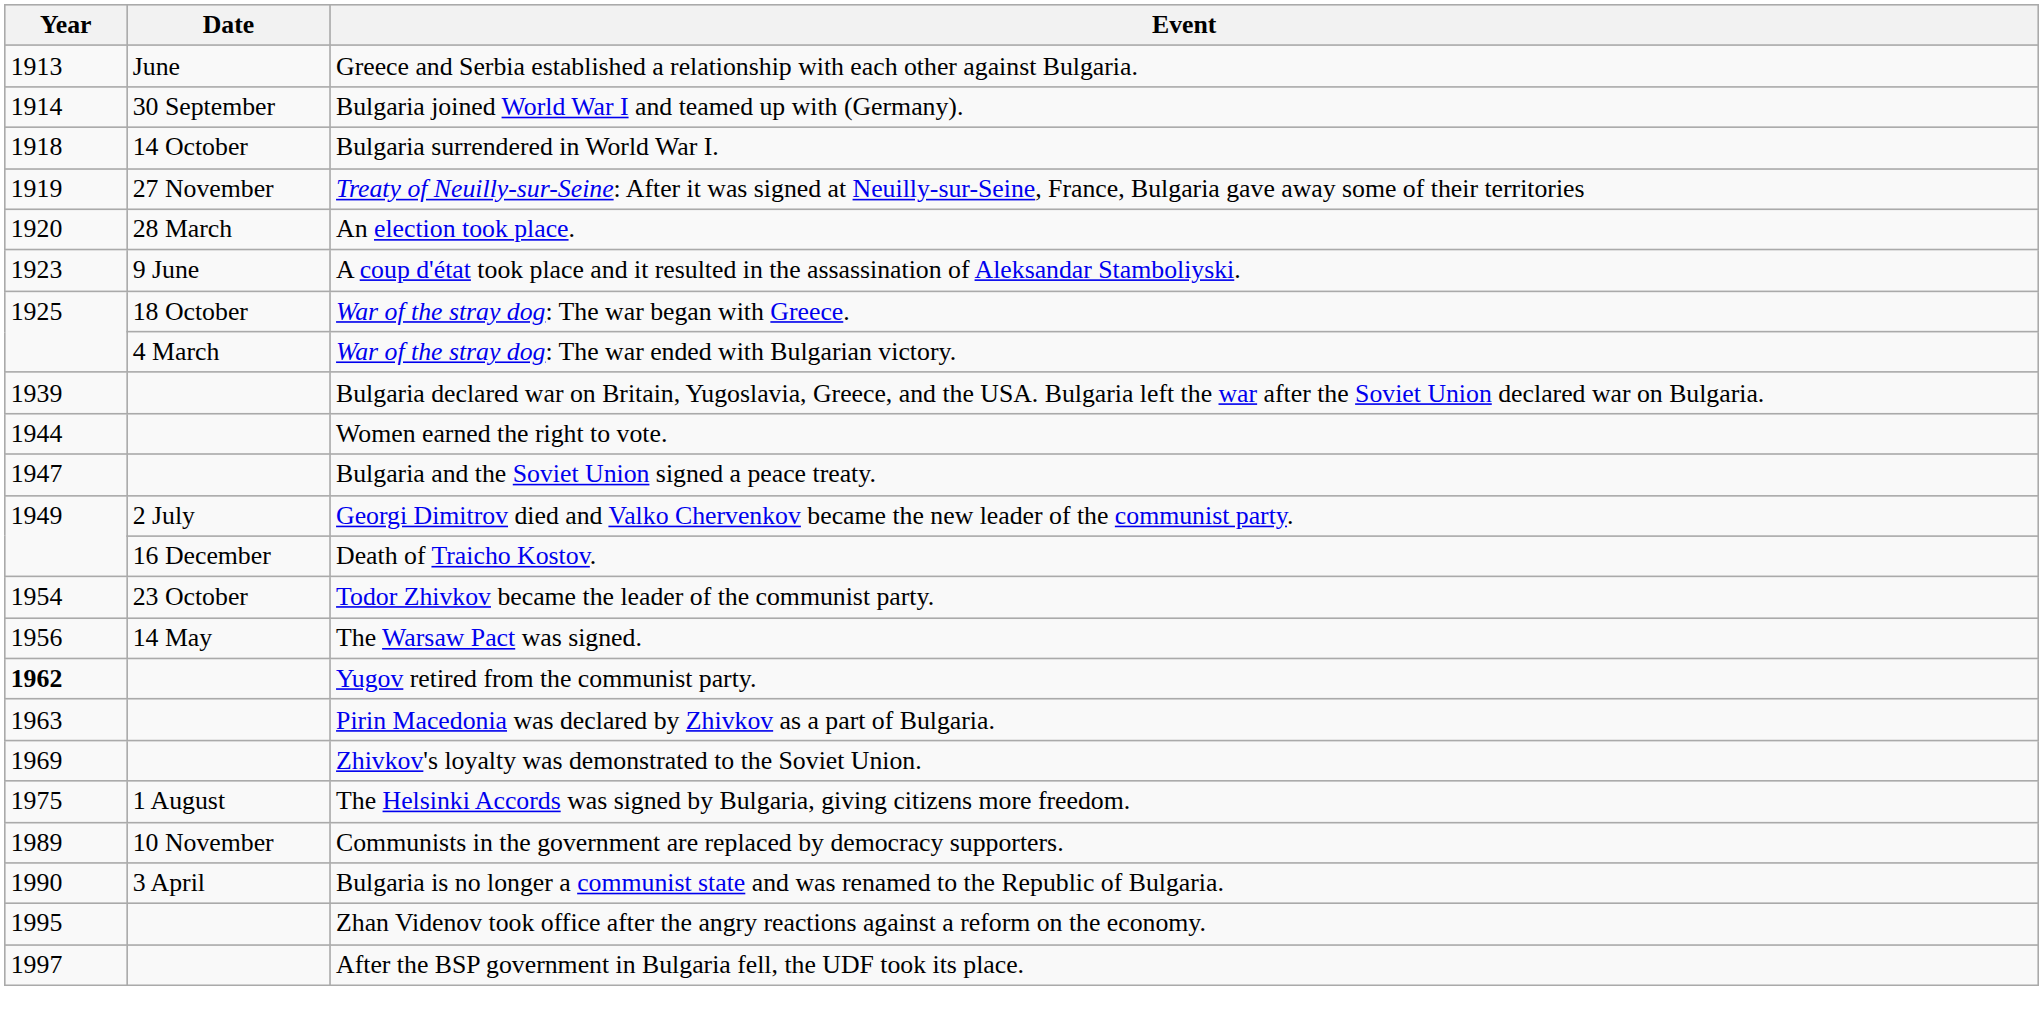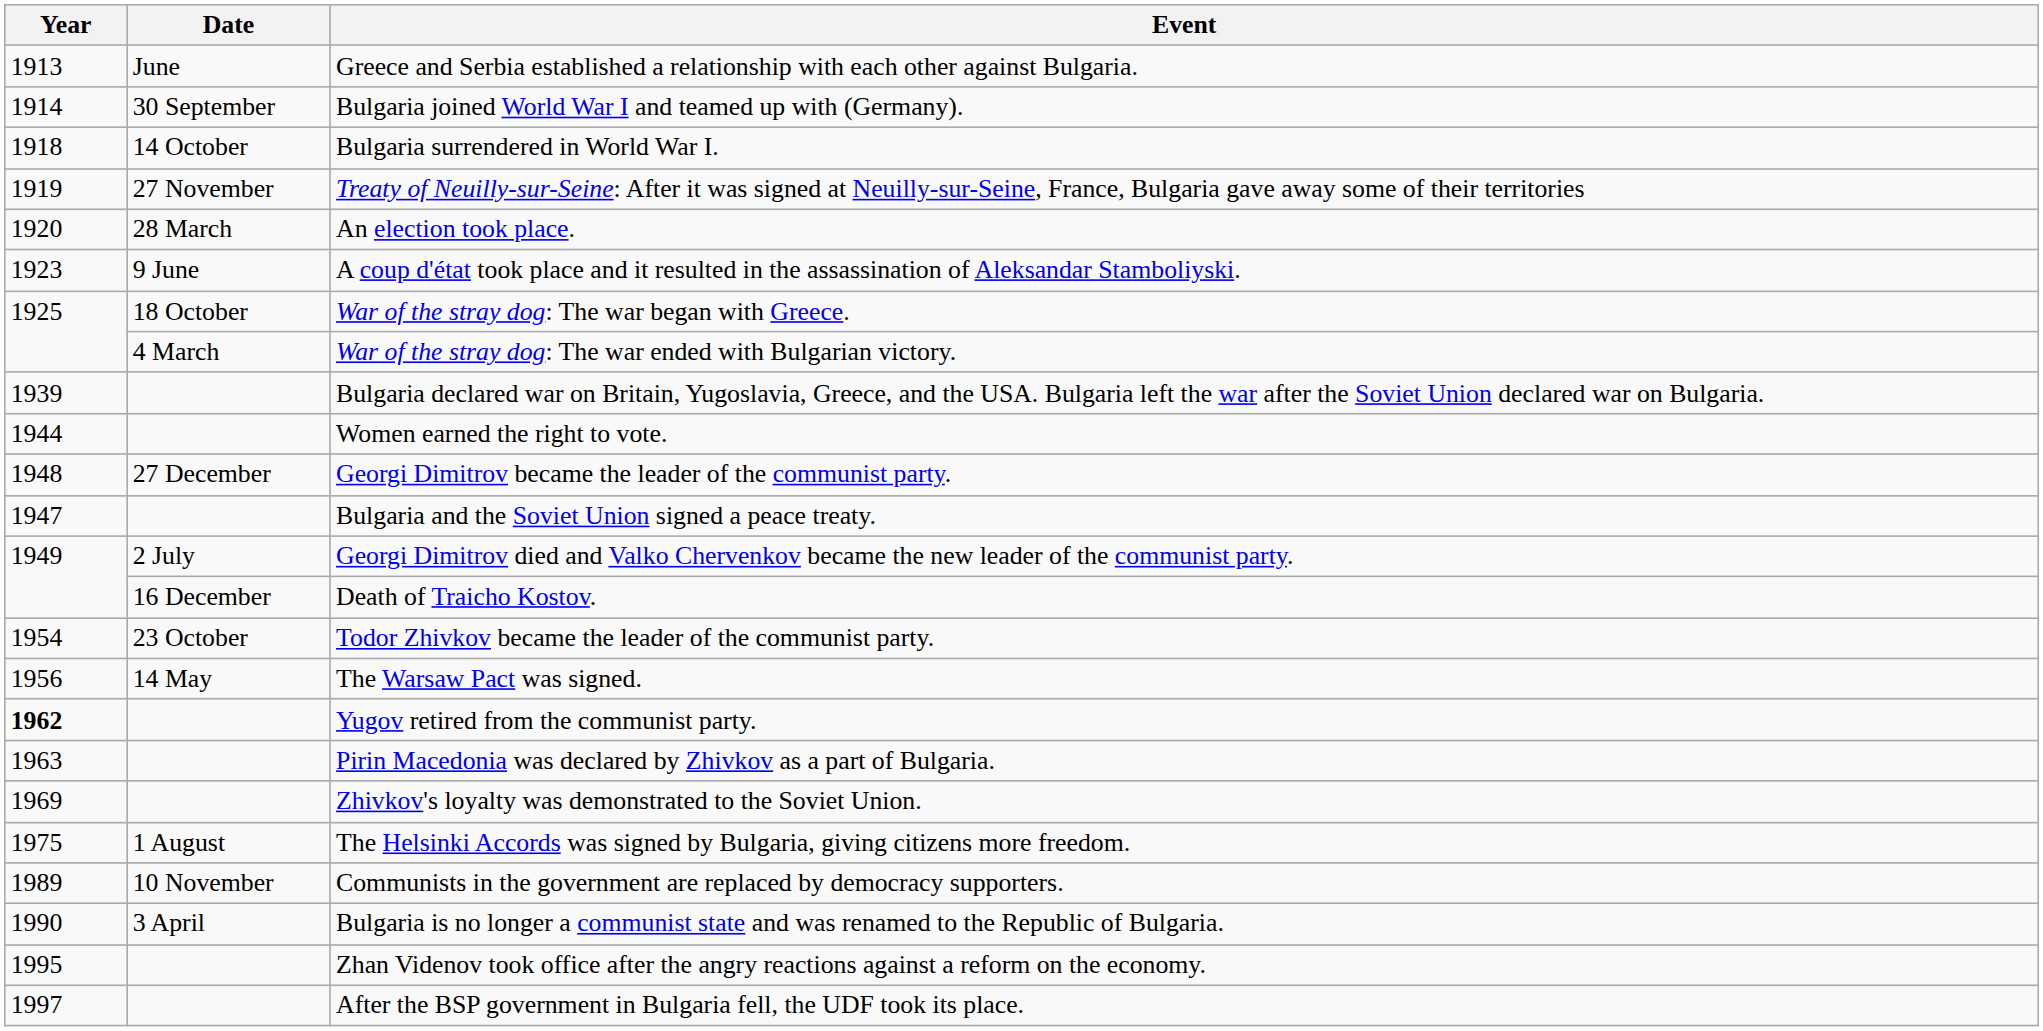+ row: (644, 474)
